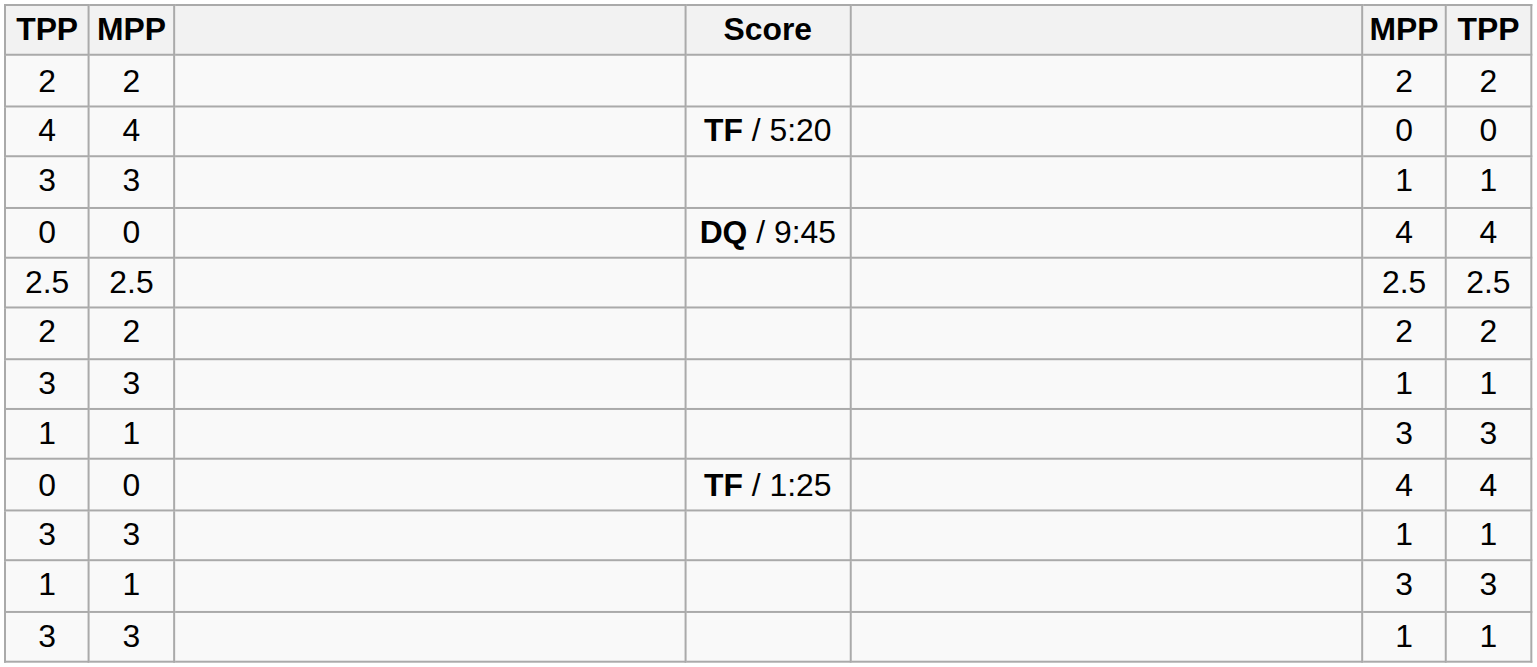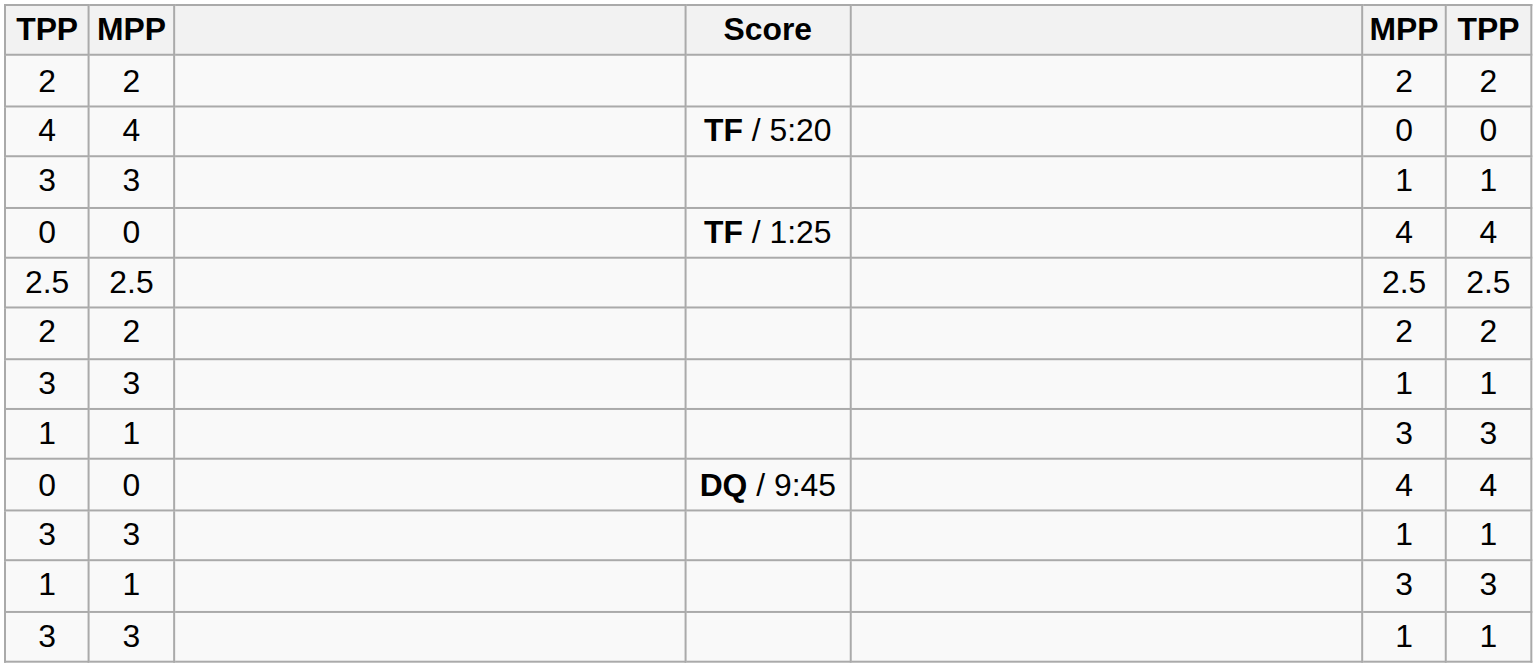rows swapped: (47, 484) <-> (47, 231)
